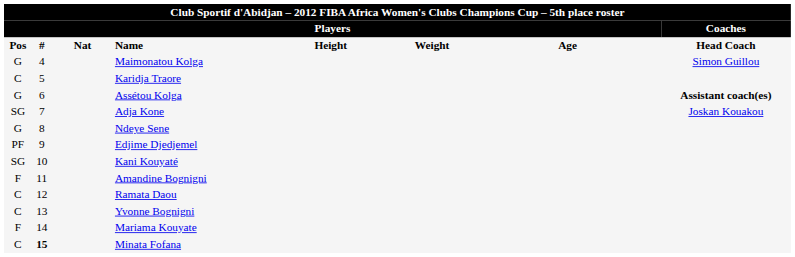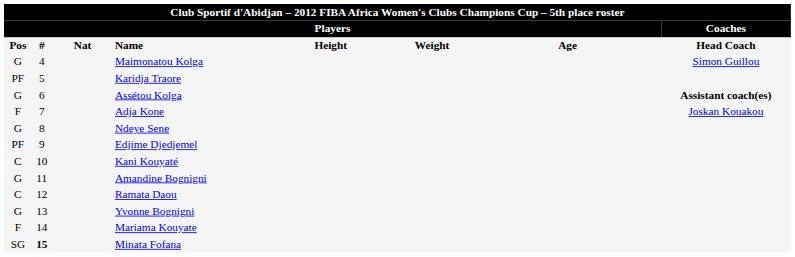(18, 78) C -> (18, 78) PF
(18, 111) SG -> (18, 111) F
(18, 161) SG -> (18, 161) C
(18, 178) F -> (18, 178) G
(18, 211) C -> (18, 211) G
(18, 244) C -> (18, 244) SG
